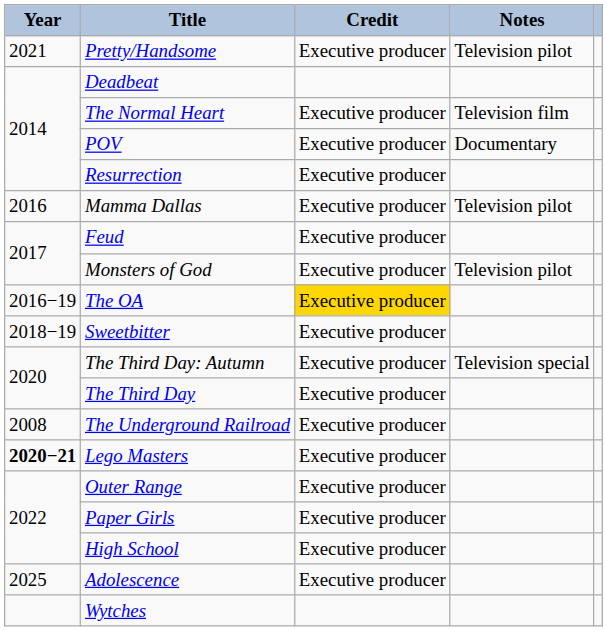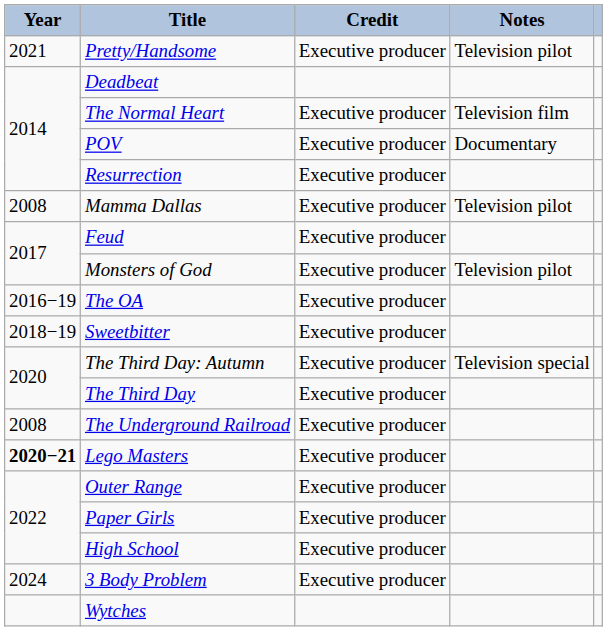(28, 206) 2016 -> (28, 206) 2008
(372, 299) gold background -> (372, 299) no background
+ row: (146, 579)
- row: (132, 579)
